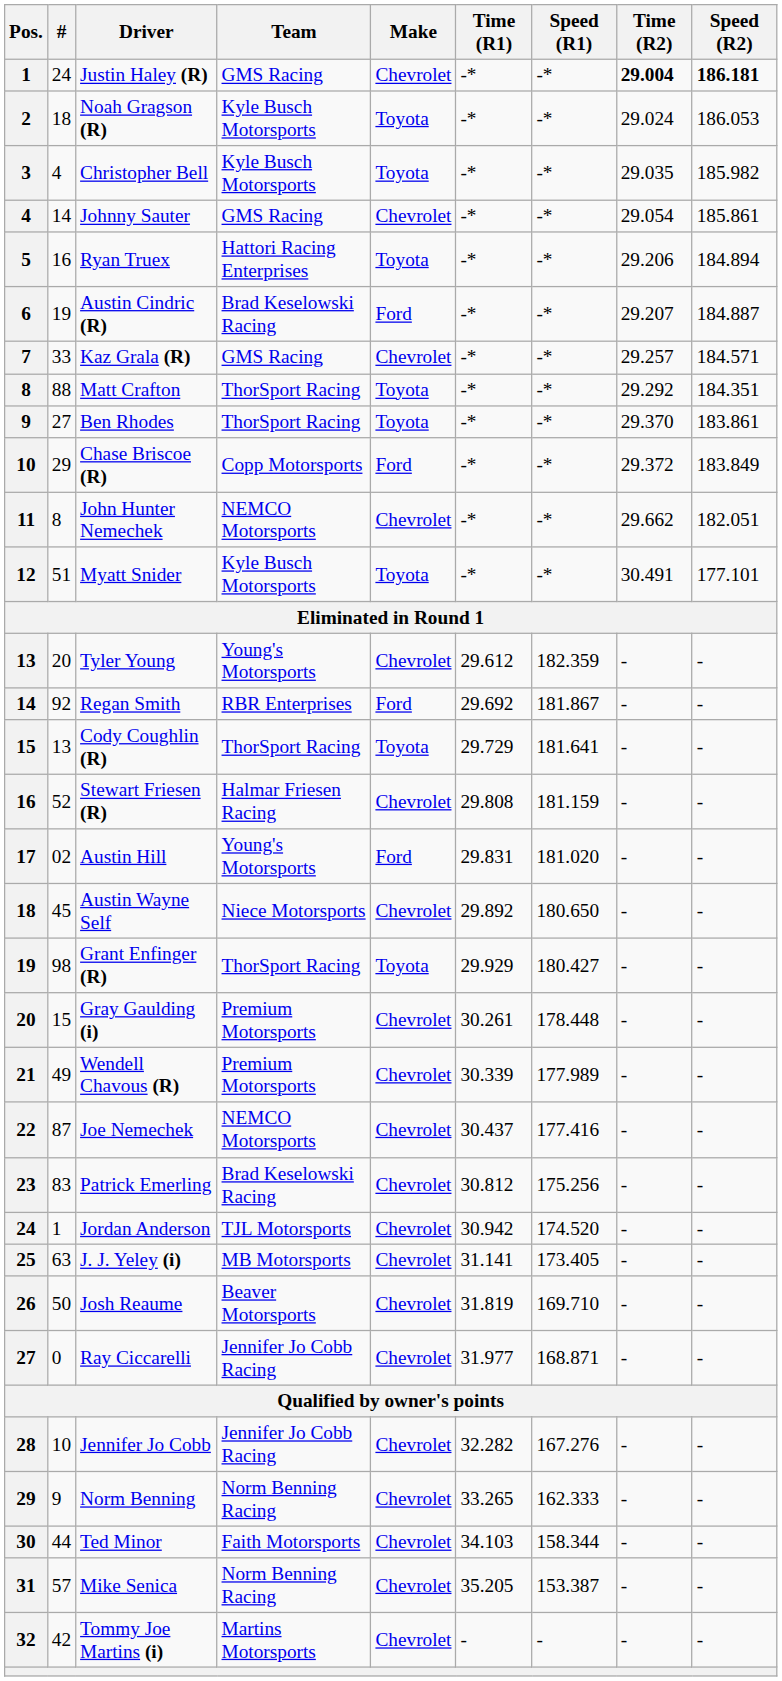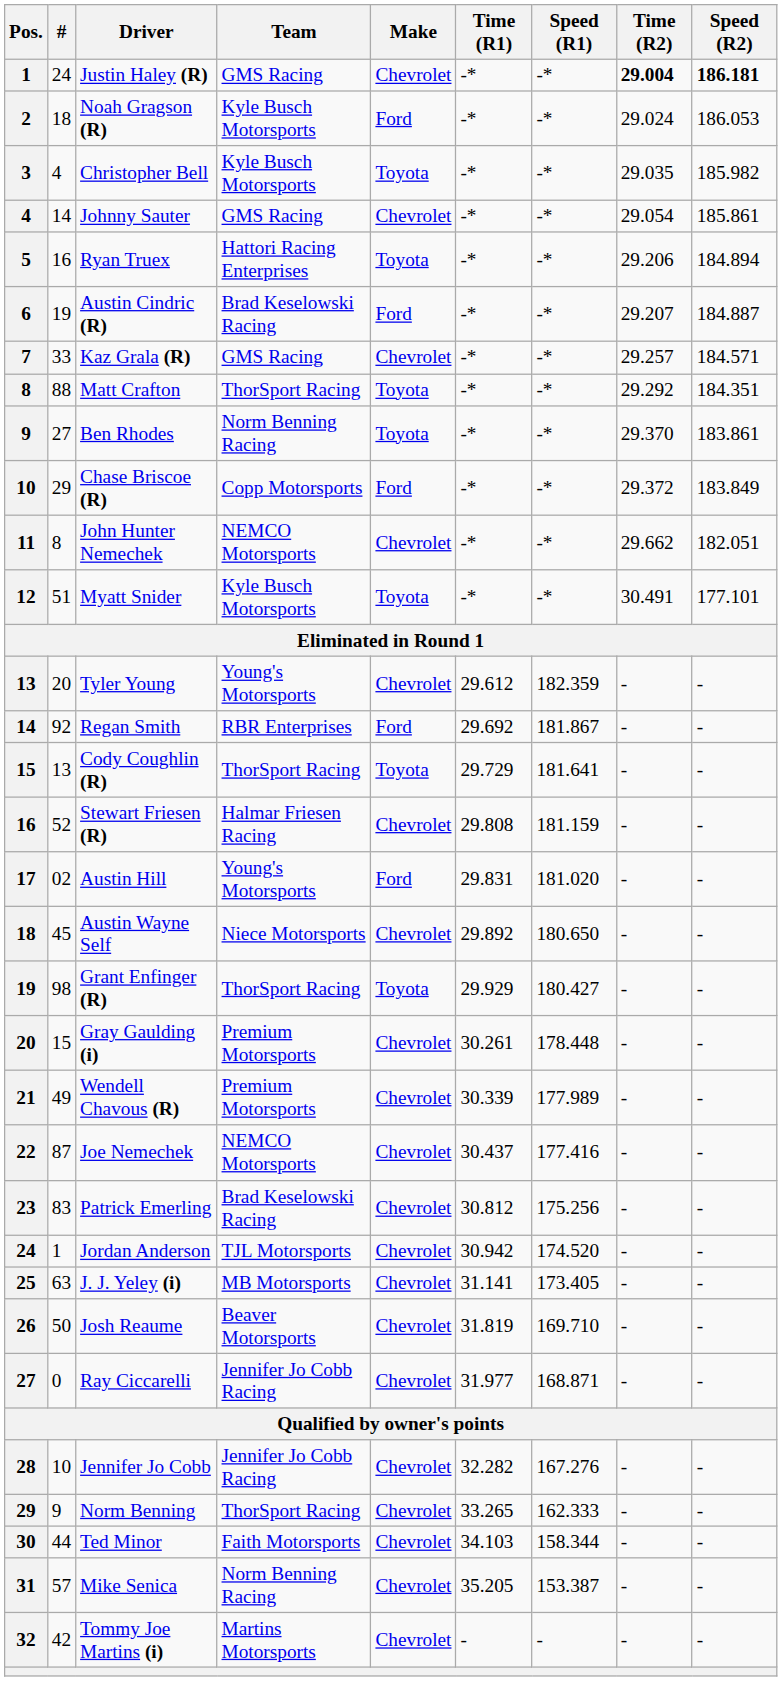(402, 118) Toyota -> (394, 118) Ford
(291, 421) ThorSport Racing -> (279, 432) Norm Benning Racing
(279, 1498) Norm Benning Racing -> (291, 1510) ThorSport Racing
